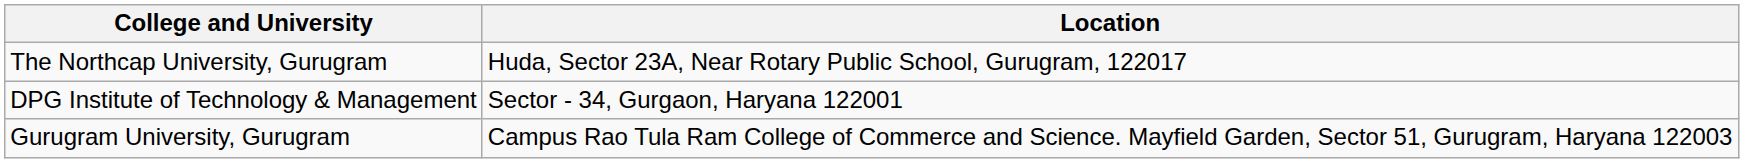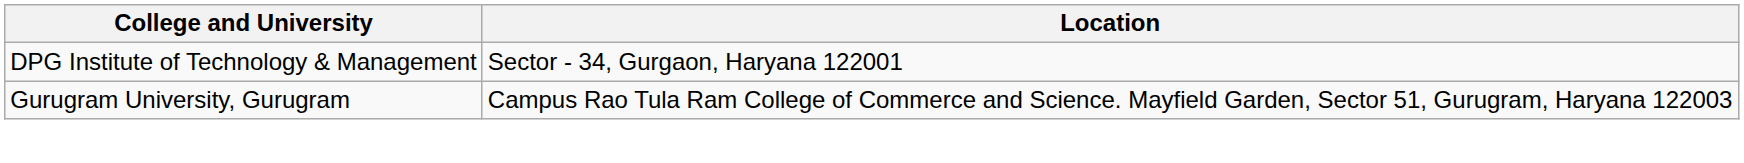- row: (199, 61)
